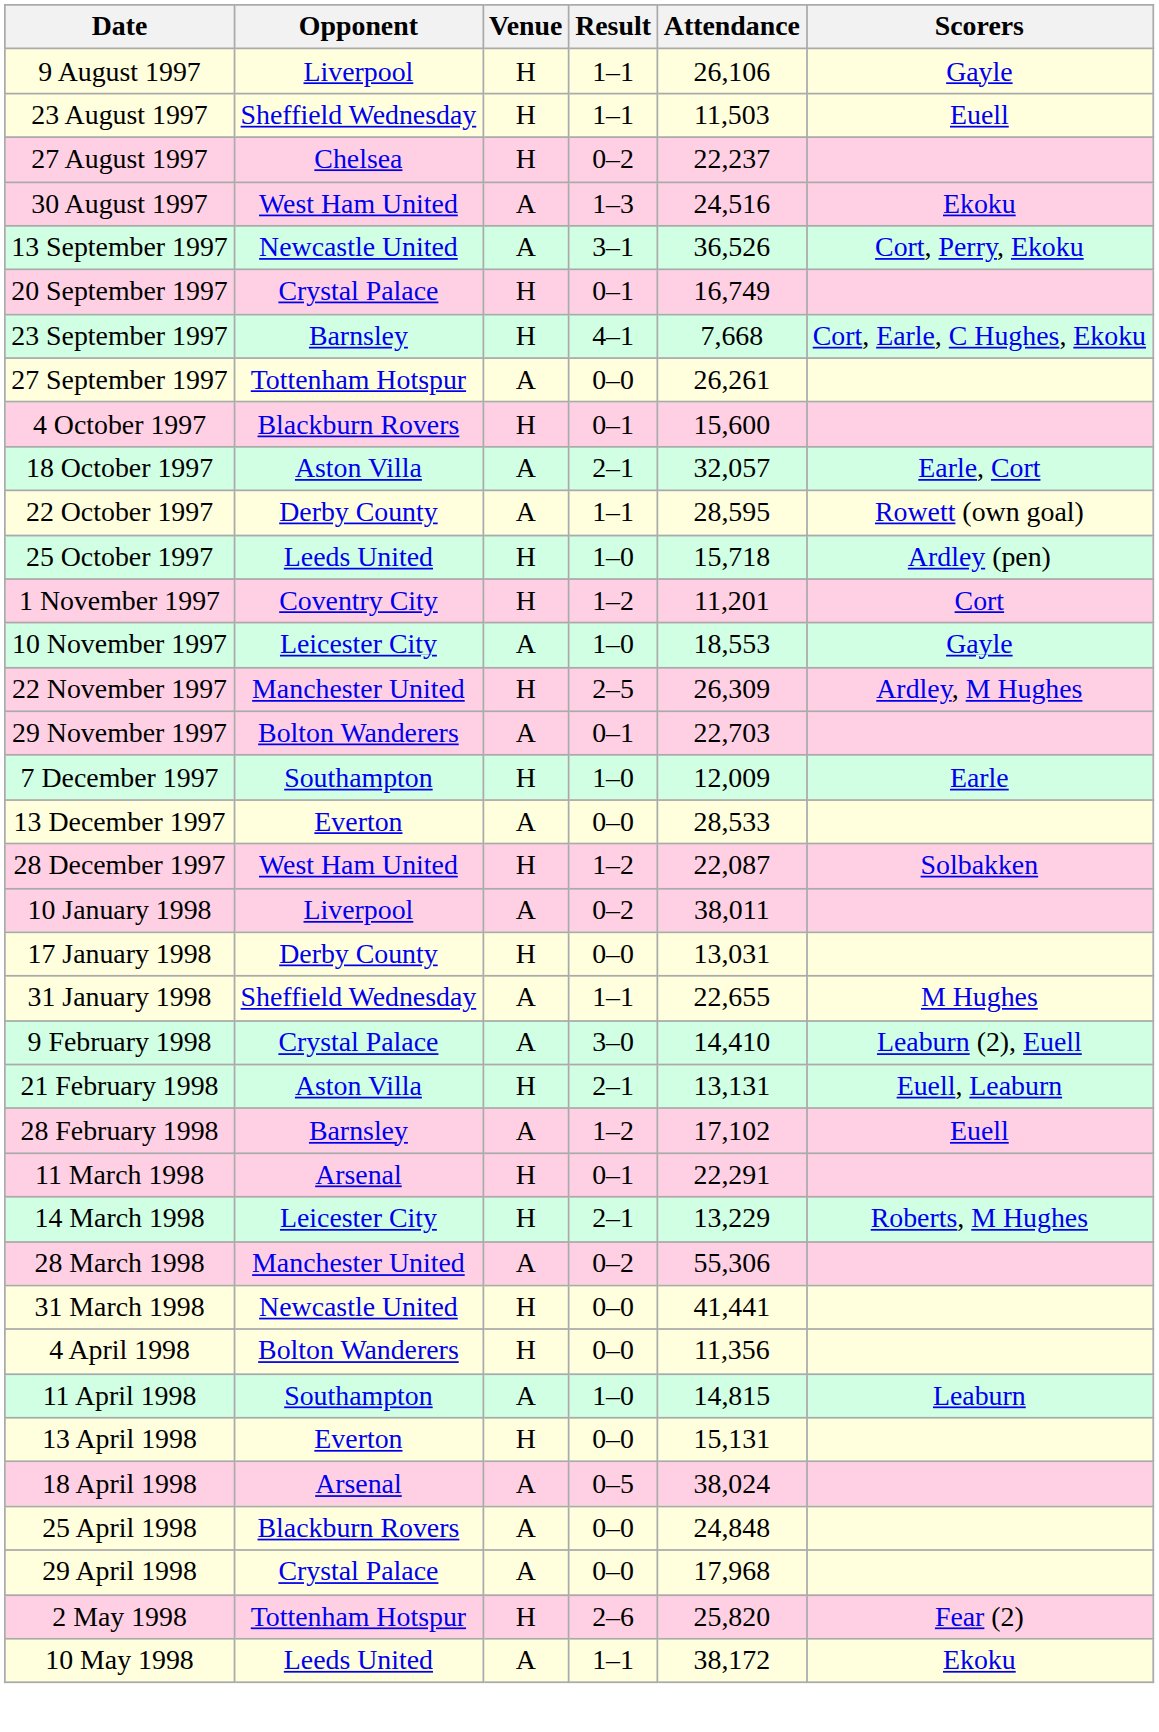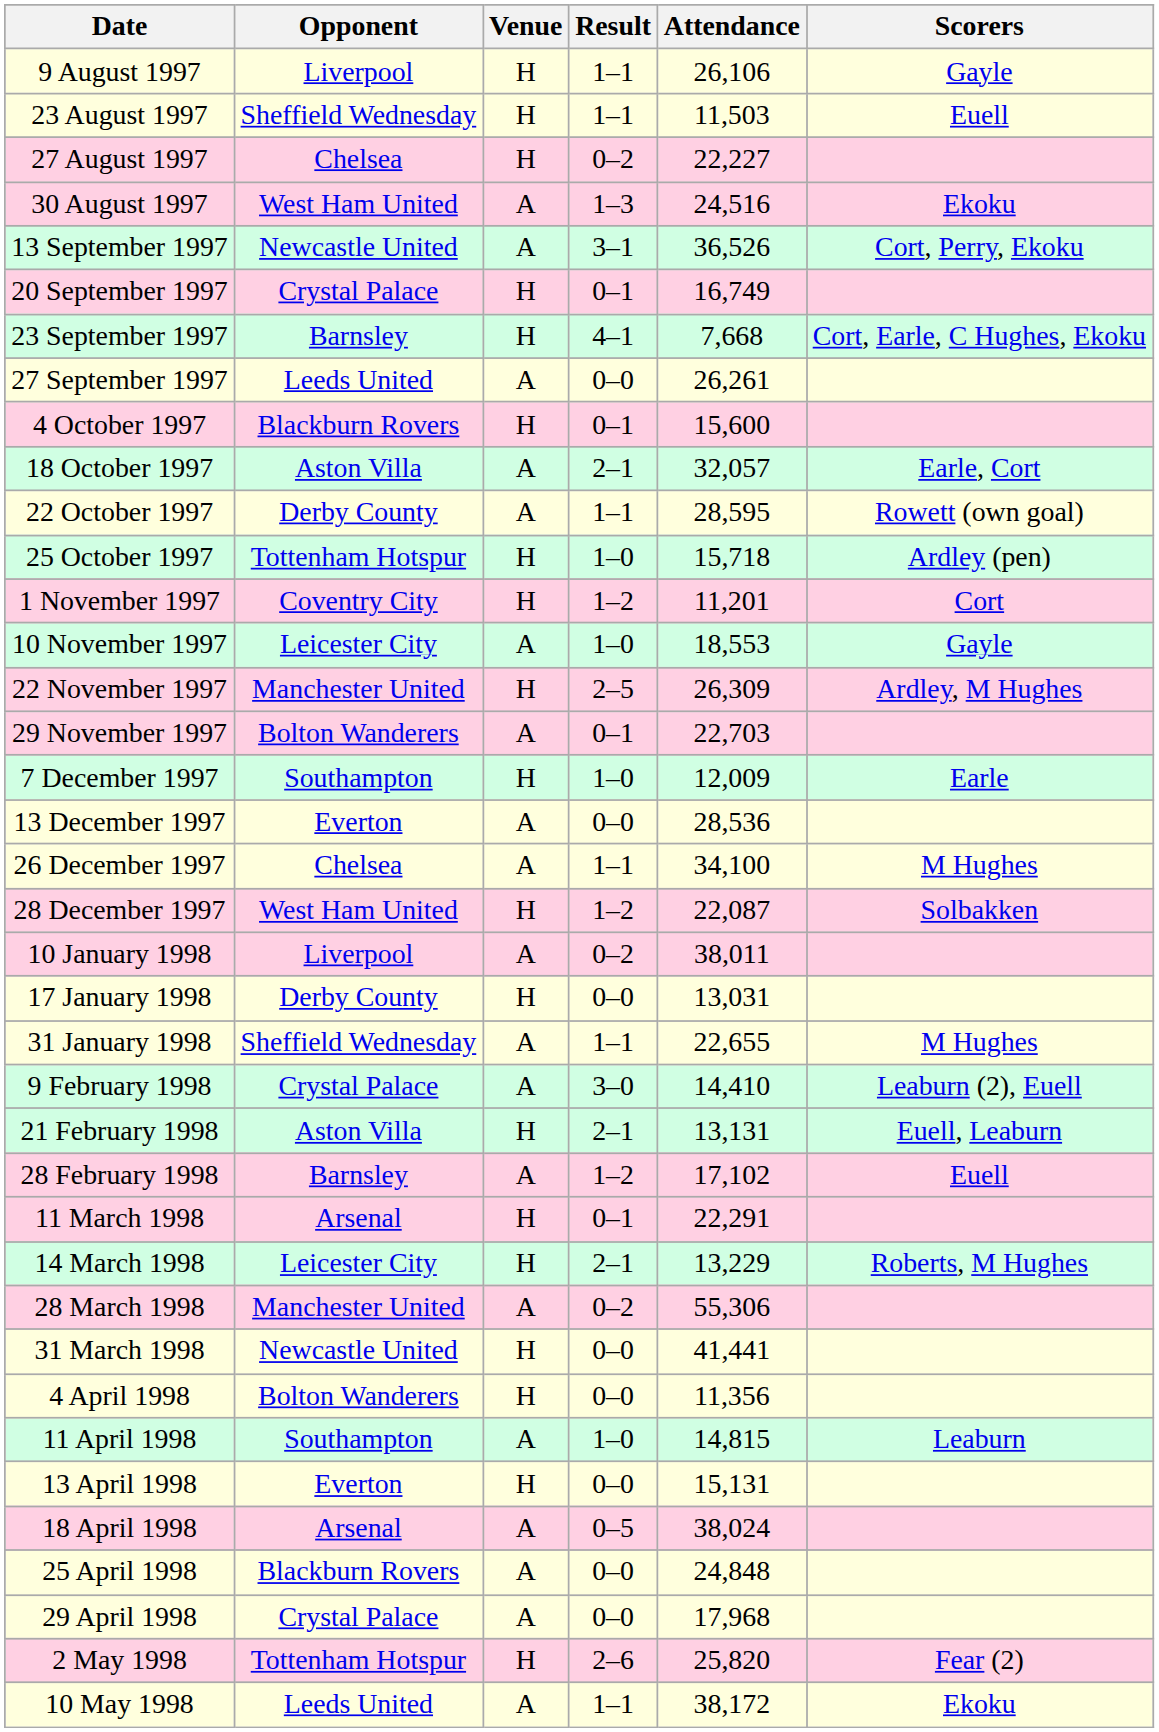(732, 159) 22,237 -> (732, 159) 22,227
(358, 379) Tottenham Hotspur -> (358, 379) Leeds United
(358, 556) Leeds United -> (358, 556) Tottenham Hotspur
(732, 821) 28,533 -> (732, 821) 28,536
+ row: (120, 865)
